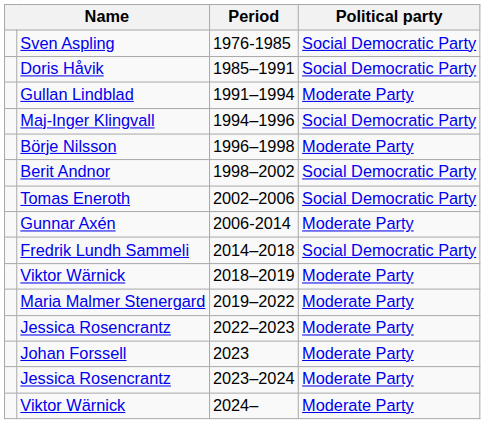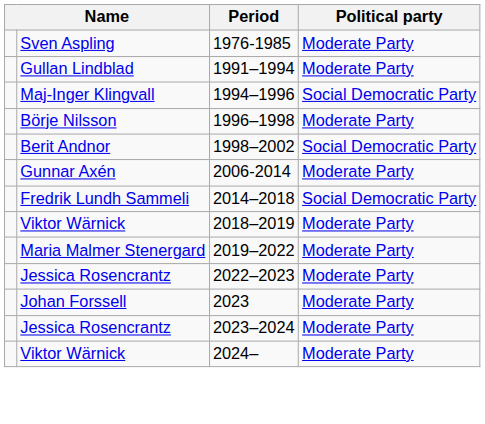(389, 43) Social Democratic Party -> (358, 43) Moderate Party
- row: (254, 69)
- row: (254, 198)
